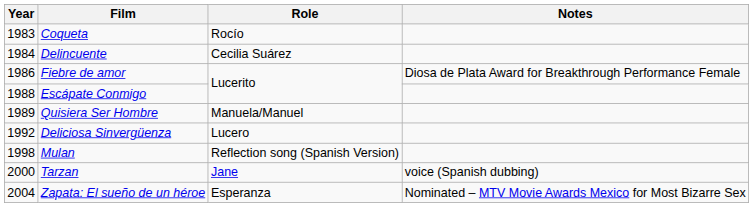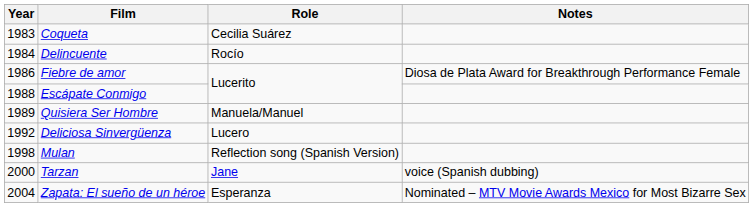(227, 34) Rocío -> (251, 34) Cecilia Suárez
(251, 53) Cecilia Suárez -> (227, 53) Rocío
